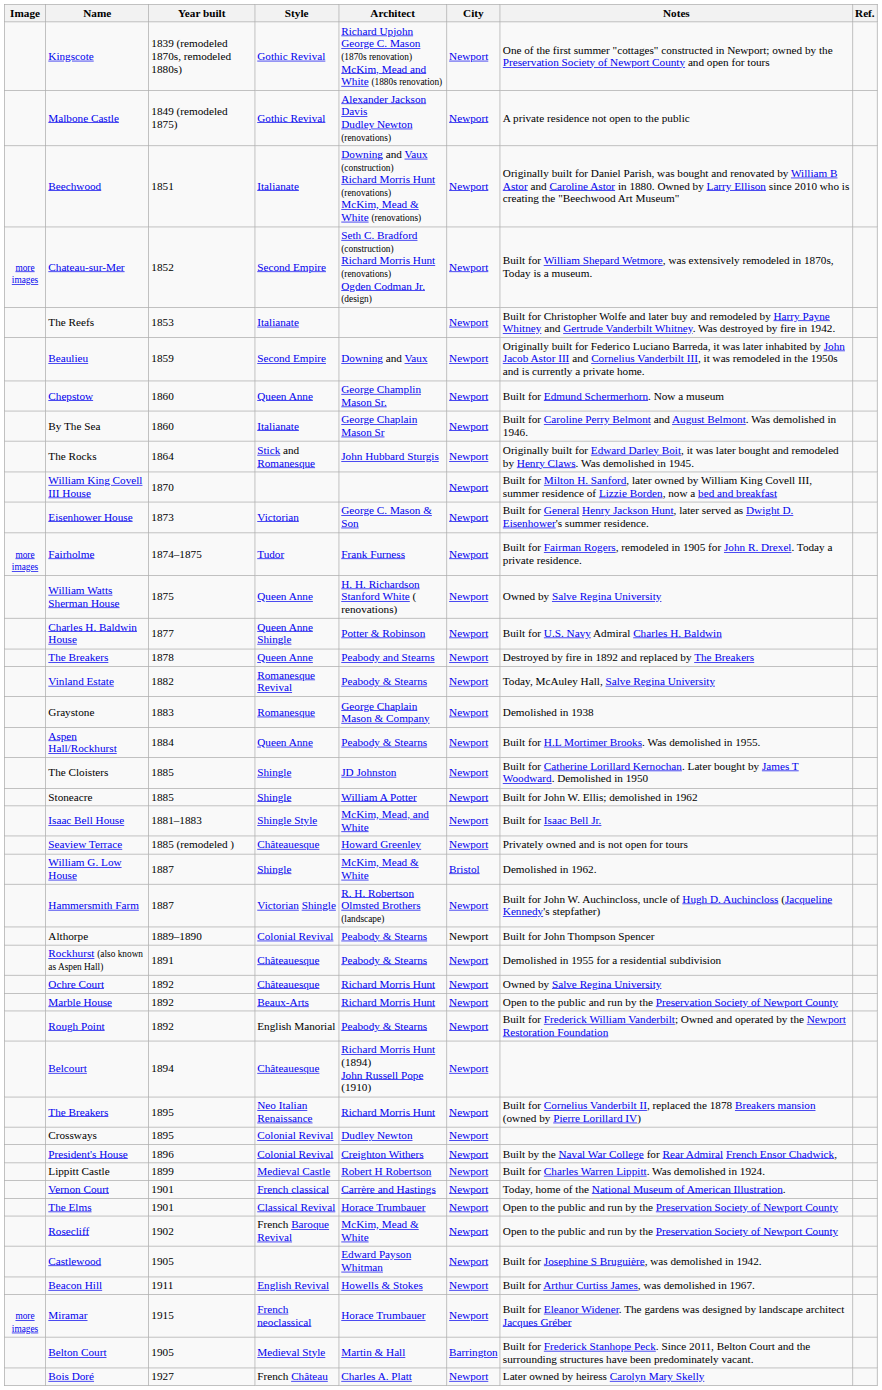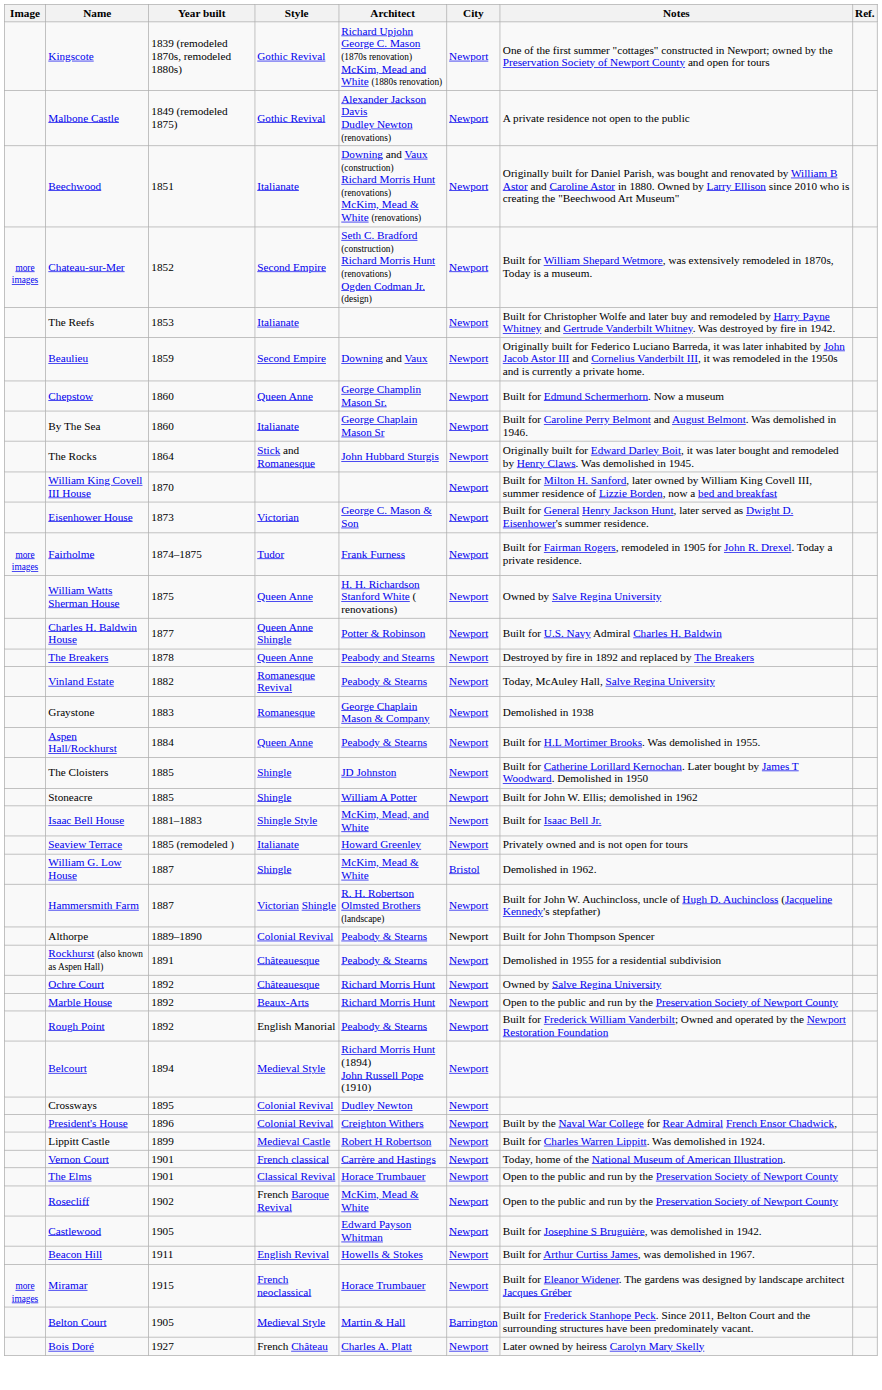(288, 845) Châteauesque -> (278, 845) Italianate
(288, 1069) Châteauesque -> (291, 1069) Medieval Style
- row: (78, 1112)
